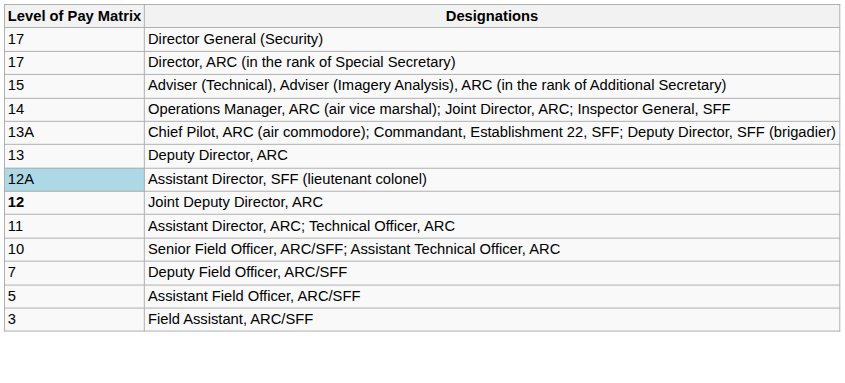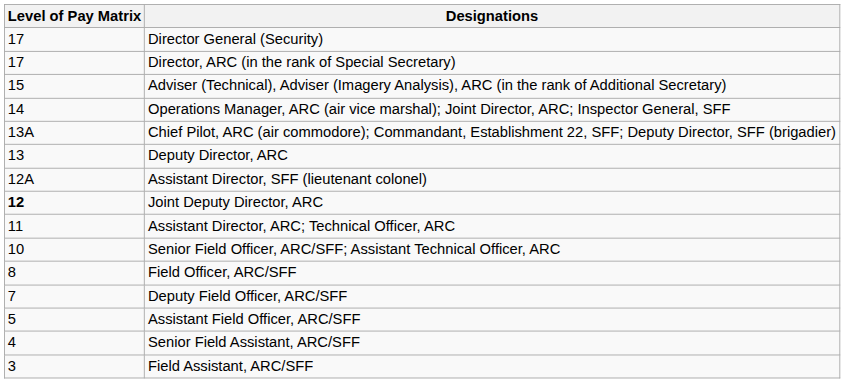(21, 179) lightblue background -> (21, 179) no background
+ row: (222, 272)
+ row: (254, 343)
